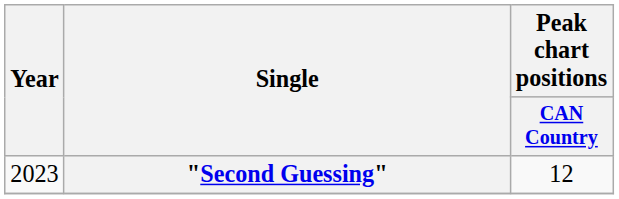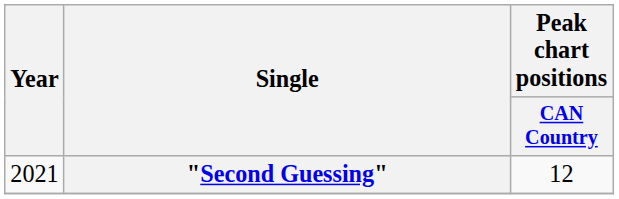(34, 174) 2023 -> (34, 174) 2021
